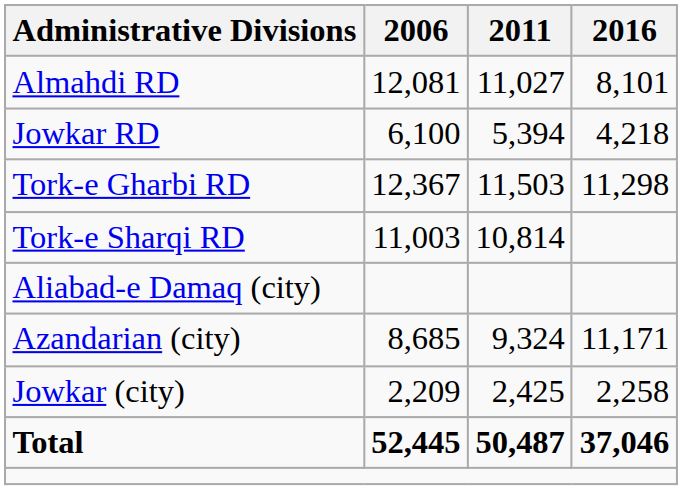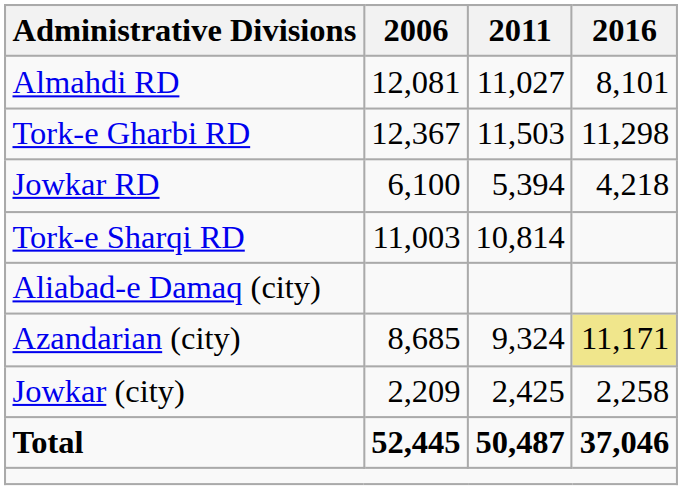rows swapped: (86, 133) <-> (131, 184)
(625, 339) no background -> (625, 339) khaki background
